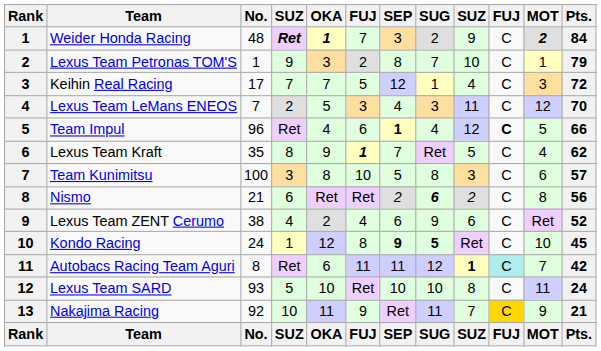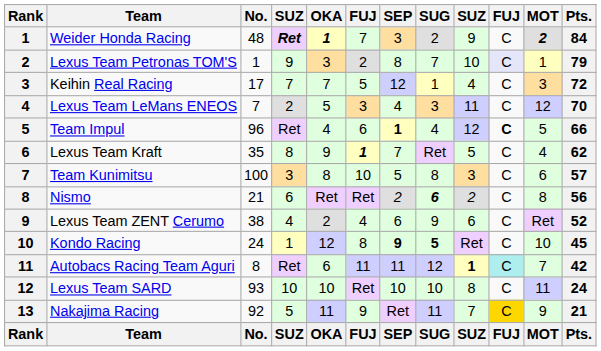(506, 61) no background -> (506, 61) lavender background
(289, 288) 5 -> (289, 288) 10
(289, 311) 10 -> (289, 311) 5
